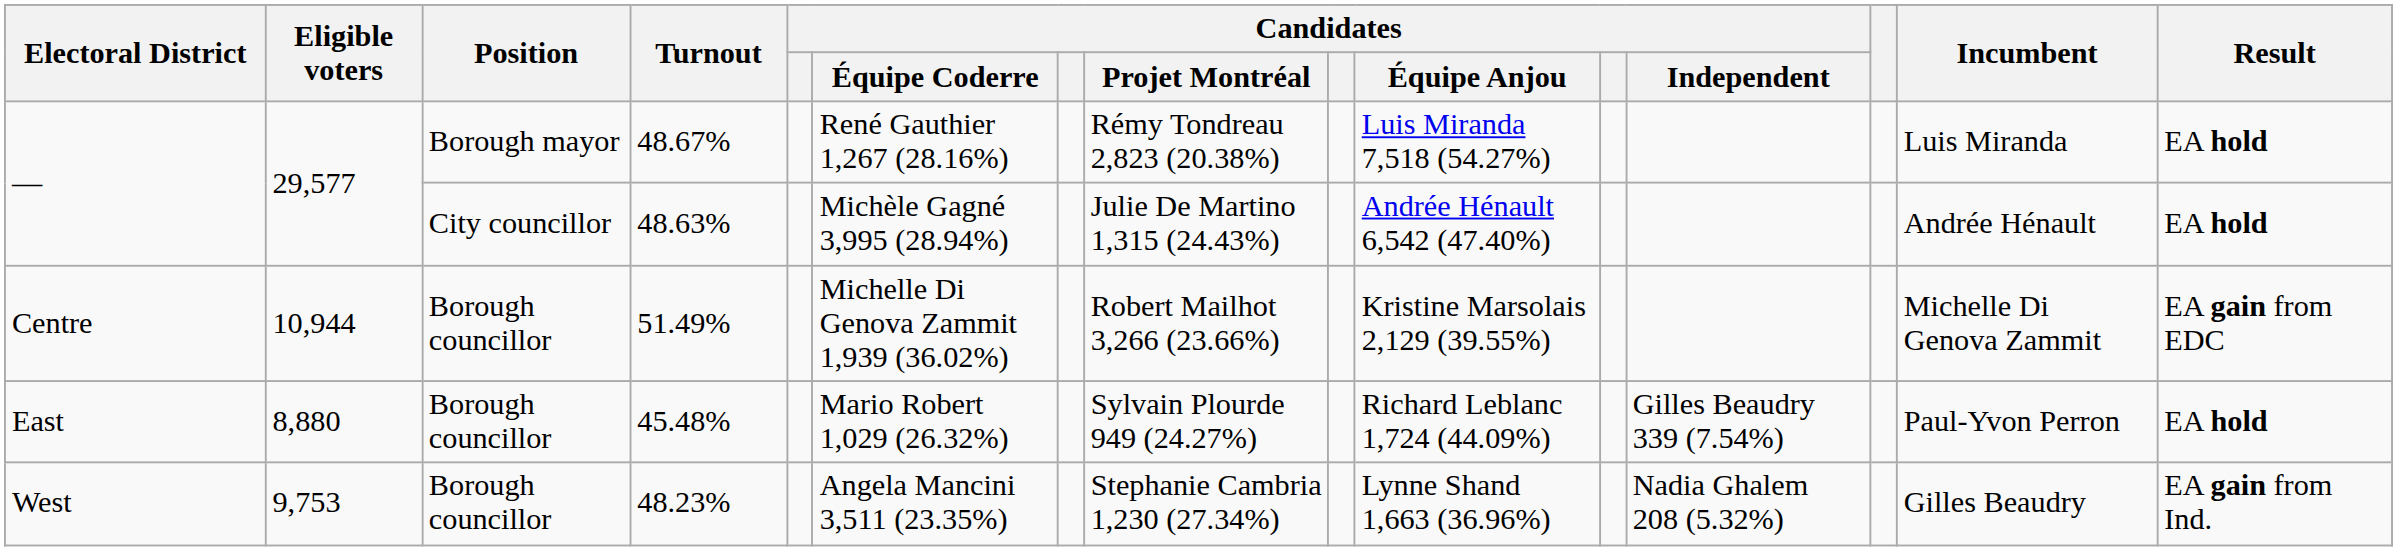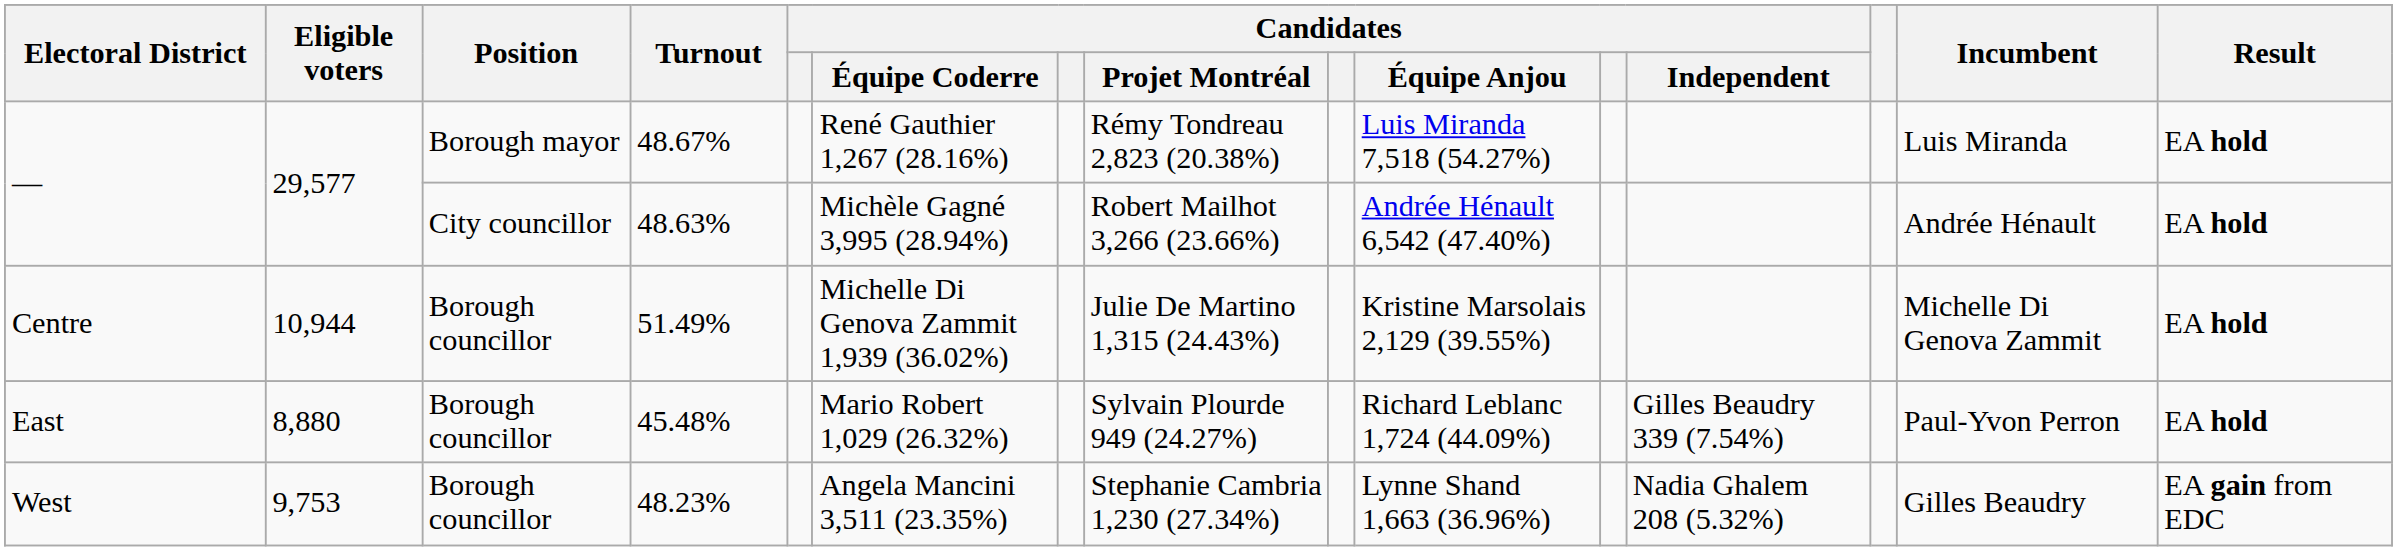(1193, 223) Julie De Martino 1,315 (24.43%) -> (1185, 223) Robert Mailhot 3,266 (23.66%)
(1185, 322) Robert Mailhot 3,266 (23.66%) -> (1193, 322) Julie De Martino 1,315 (24.43%)
(2248, 322) EA gain from EDC -> (2216, 322) EA hold
(2248, 503) EA gain from Ind. -> (2248, 503) EA gain from EDC
